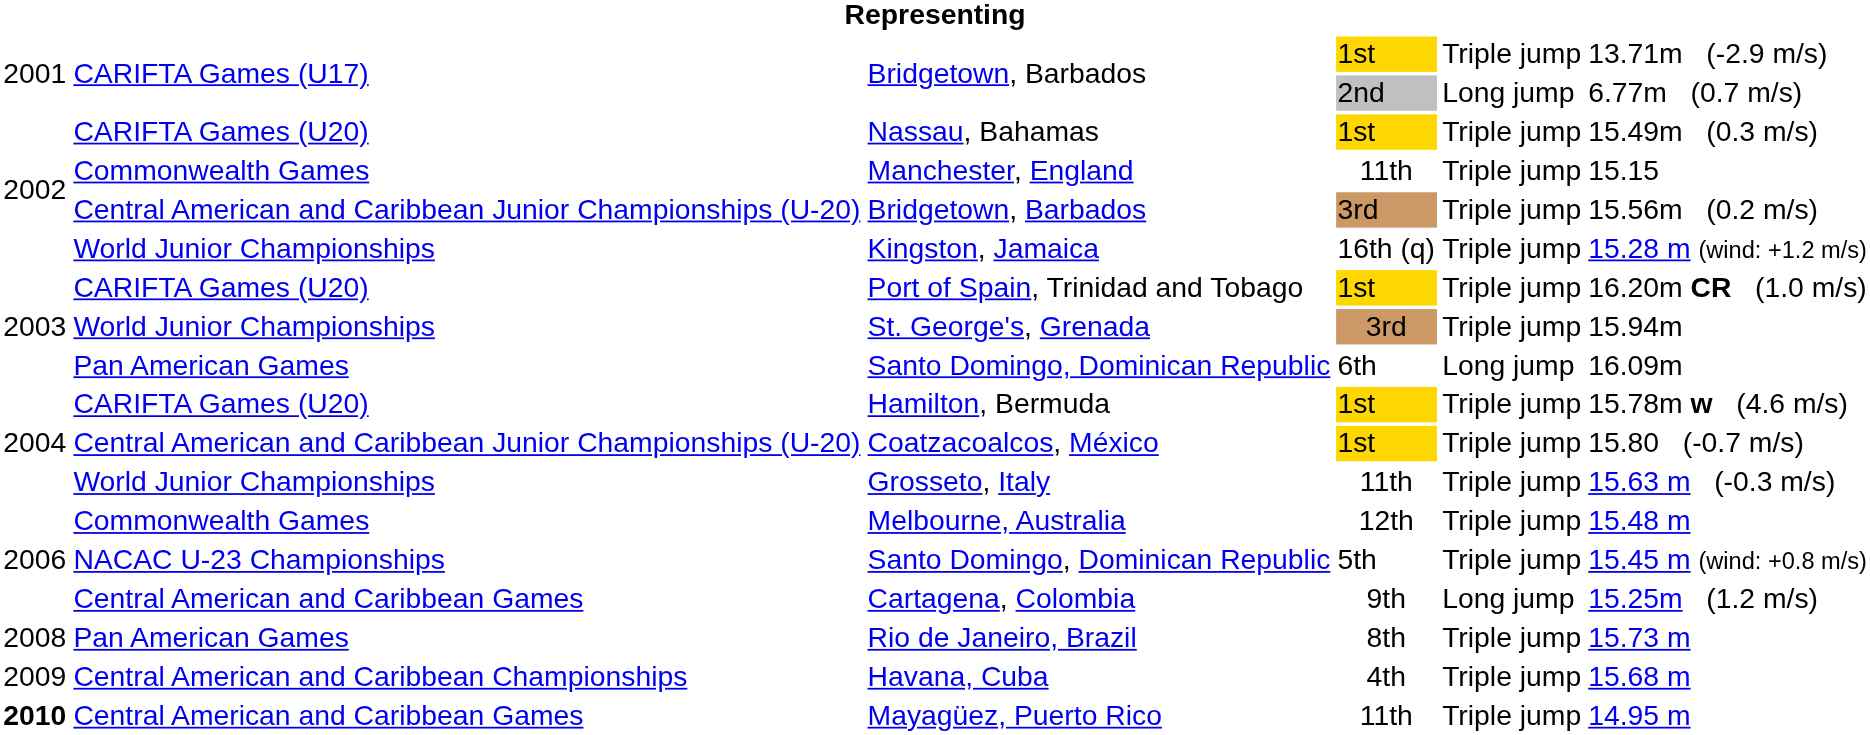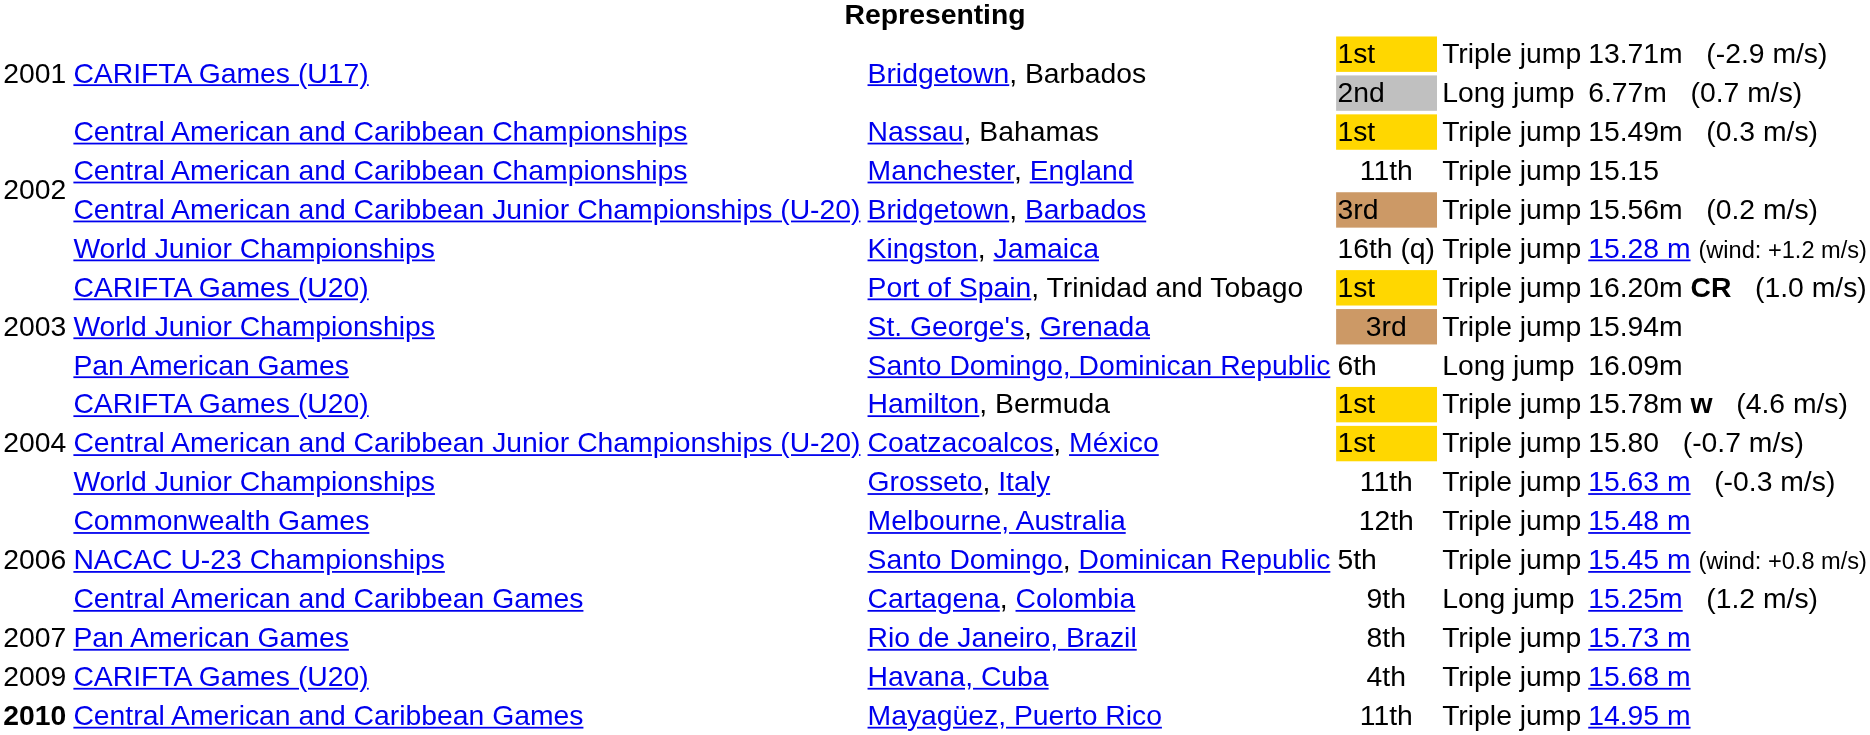(221, 131) CARIFTA Games (U20) -> (380, 131) Central American and Caribbean Championships
(221, 170) Commonwealth Games -> (380, 170) Central American and Caribbean Championships
(35, 637) 2008 -> (35, 637) 2007
(380, 676) Central American and Caribbean Championships -> (221, 676) CARIFTA Games (U20)
